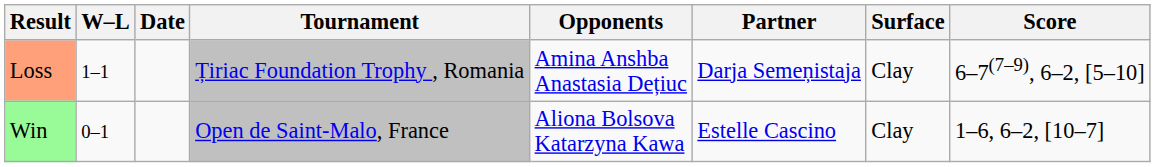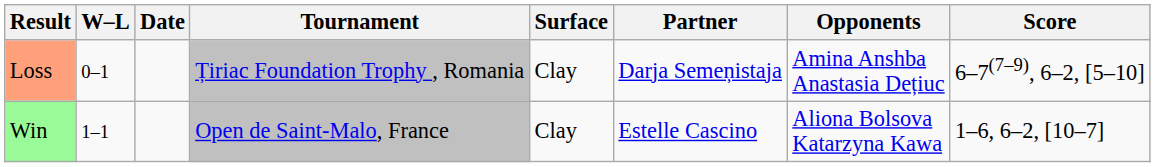columns swapped: (908, 22) <-> (611, 22)
(95, 71) 1–1 -> (95, 71) 0–1
(95, 132) 0–1 -> (95, 132) 1–1
